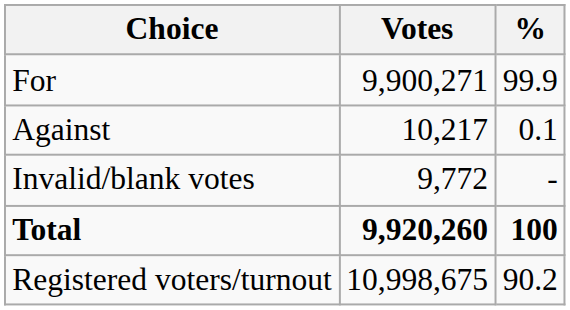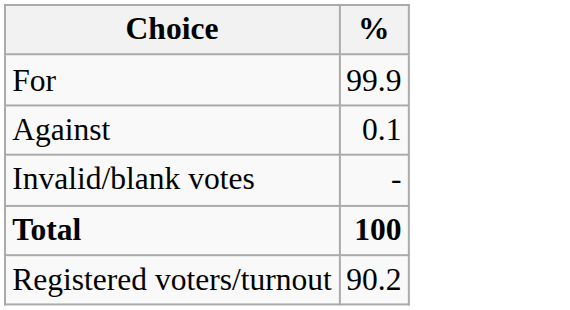- column: (417, 29)
